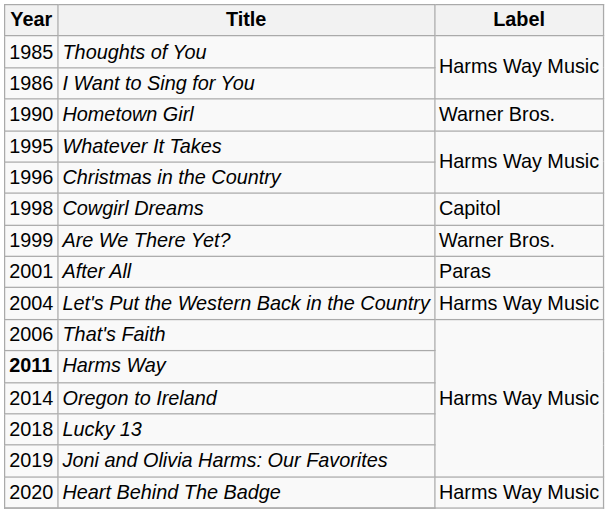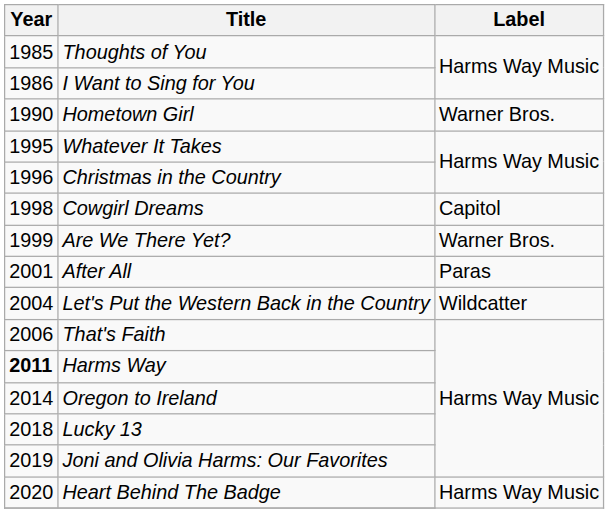(519, 303) Harms Way Music -> (483, 303) Wildcatter
